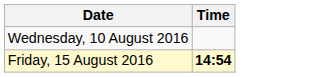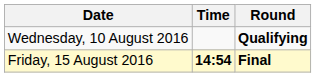+ column: (273, 15)
